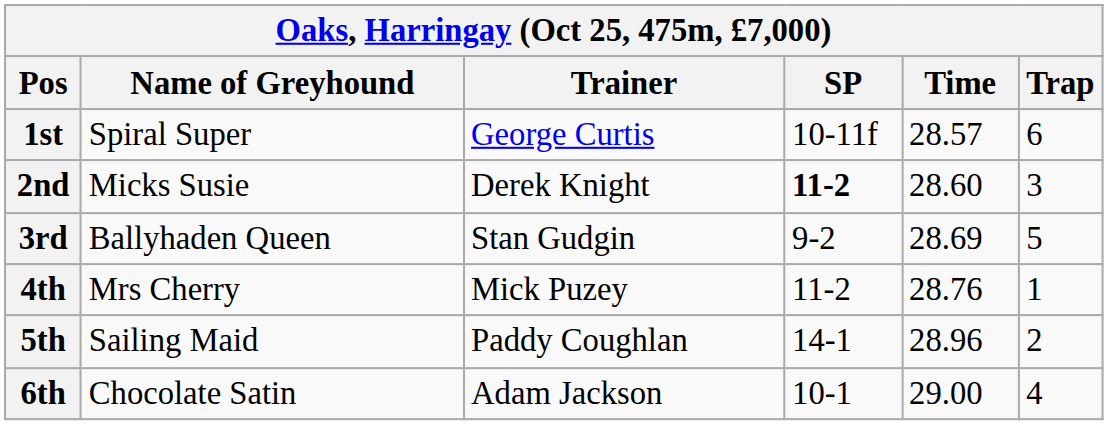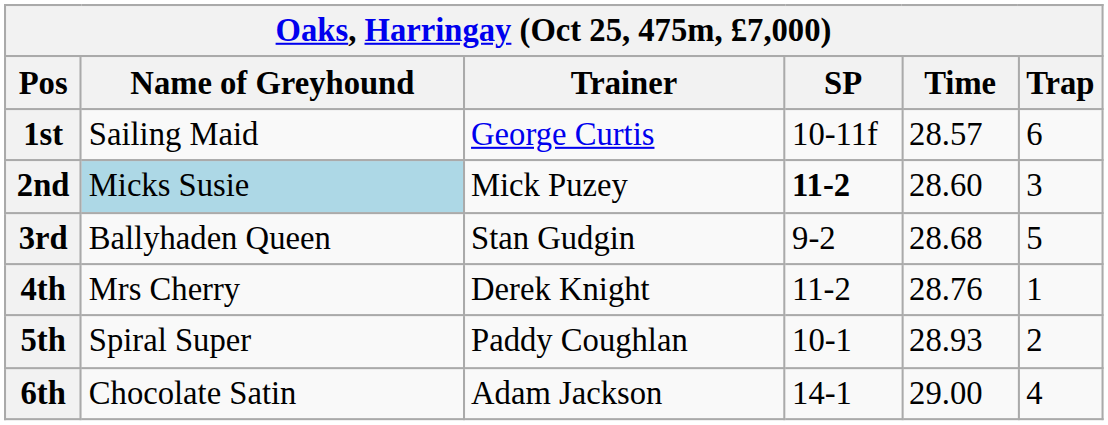(170, 133) Spiral Super -> (174, 133) Sailing Maid
(169, 185) no background -> (169, 185) lightblue background
(560, 185) Derek Knight -> (549, 185) Mick Puzey
(946, 237) 28.69 -> (946, 237) 28.68
(549, 289) Mick Puzey -> (560, 289) Derek Knight
(174, 340) Sailing Maid -> (170, 340) Spiral Super
(822, 340) 14-1 -> (822, 340) 10-1
(946, 340) 28.96 -> (946, 340) 28.93
(822, 392) 10-1 -> (822, 392) 14-1
